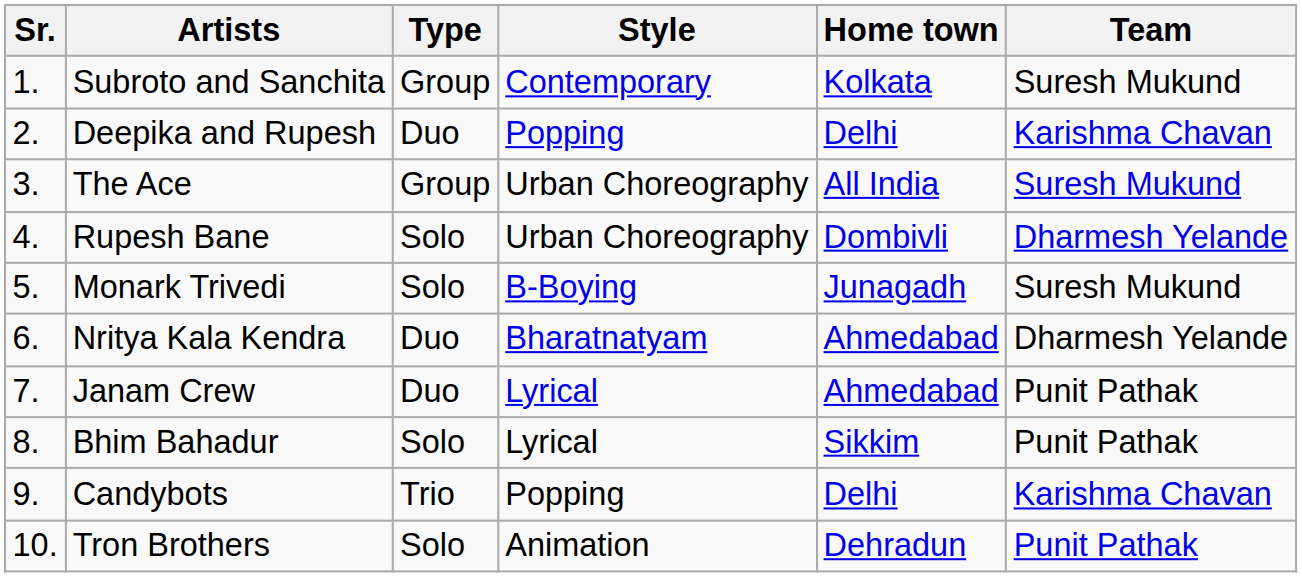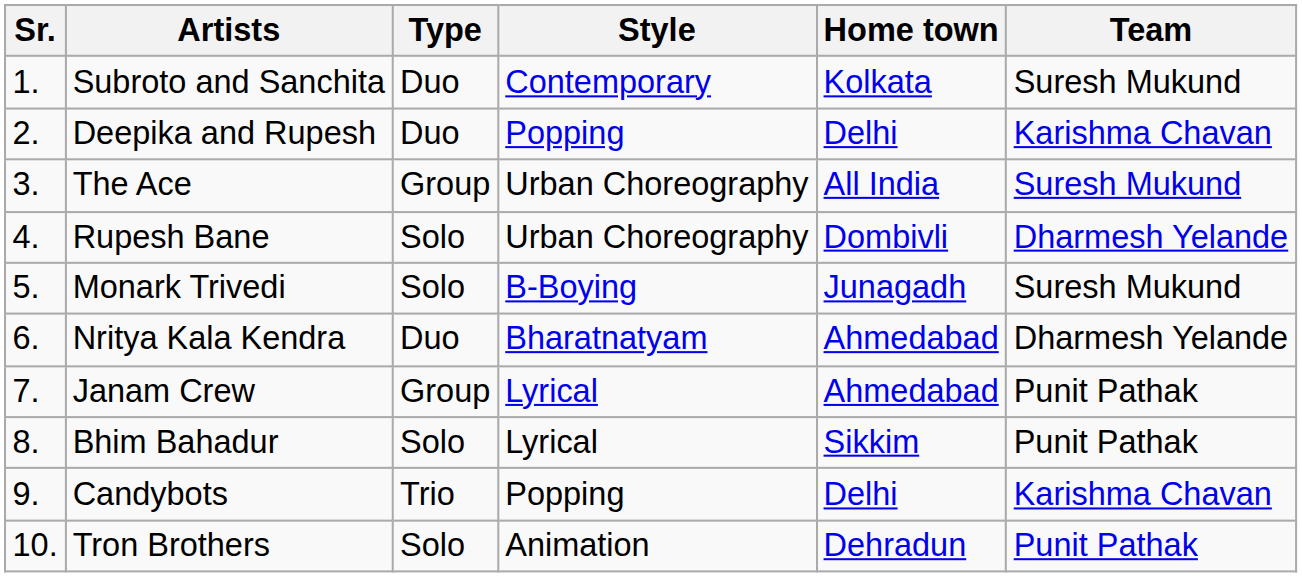(445, 81) Group -> (430, 81) Duo
(430, 390) Duo -> (445, 390) Group
